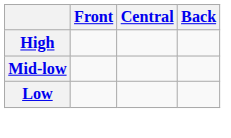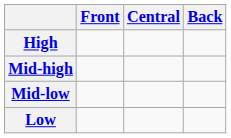+ row: (41, 68)
